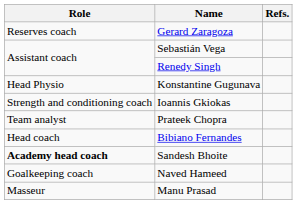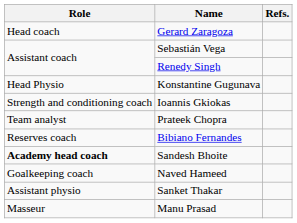(42, 31) Reserves coach -> (33, 31) Head coach
(33, 137) Head coach -> (42, 137) Reserves coach
+ row: (190, 191)
